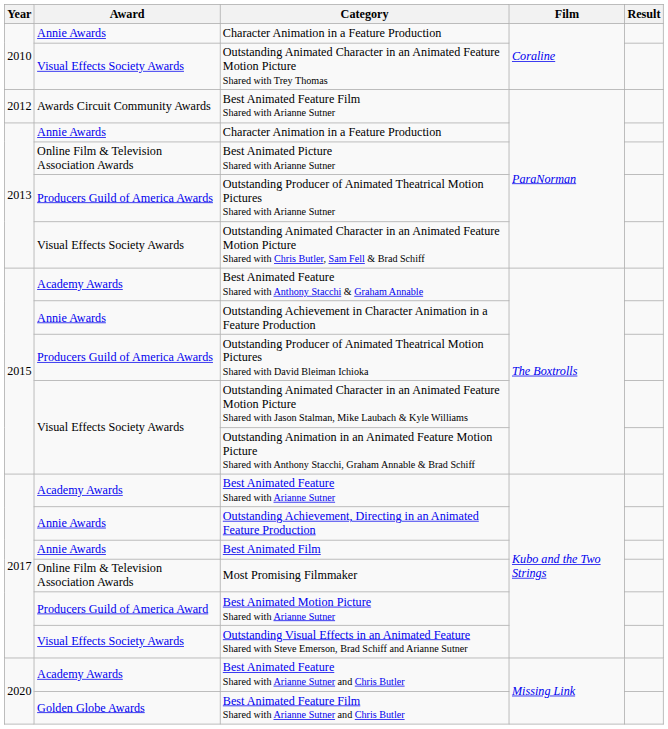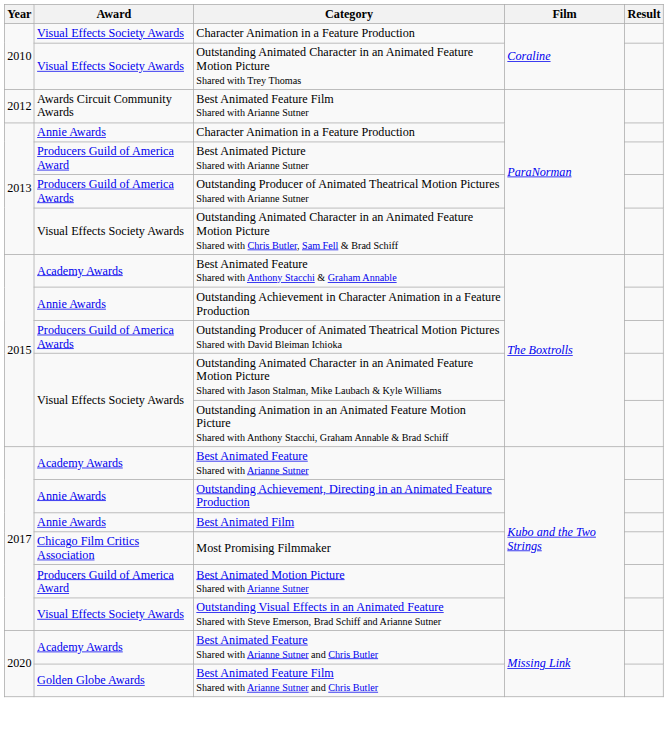(72, 33) Annie Awards -> (111, 33) Visual Effects Society Awards
(100, 158) Online Film & Television Association Awards -> (105, 158) Producers Guild of America Award
(100, 575) Online Film & Television Association Awards -> (88, 548) Chicago Film Critics Association
